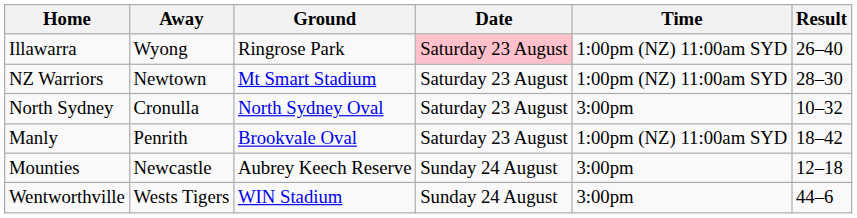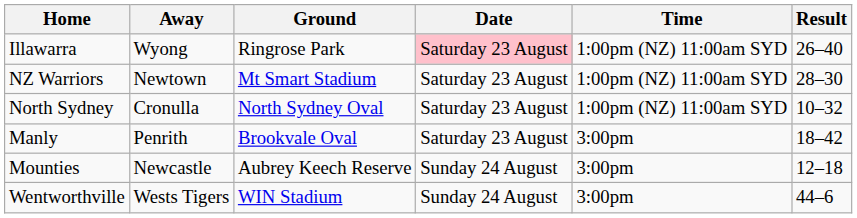(605, 108) 3:00pm -> (682, 108) 1:00pm (NZ) 11:00am SYD
(682, 138) 1:00pm (NZ) 11:00am SYD -> (605, 138) 3:00pm
